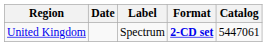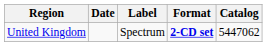(239, 32) 5447061 -> (239, 32) 5447062
